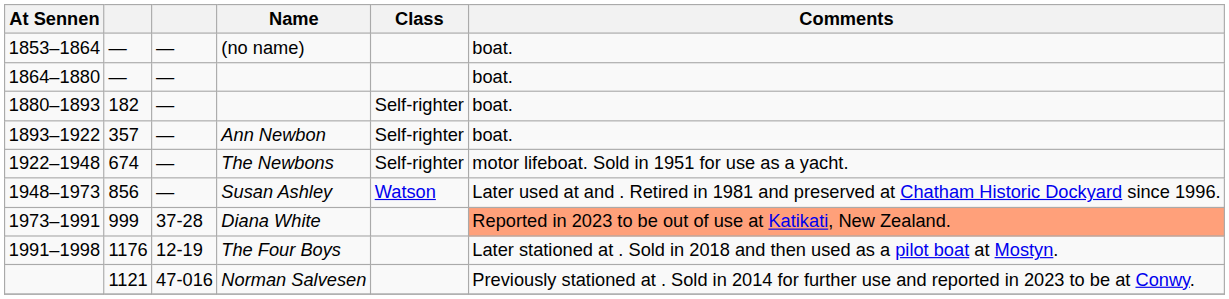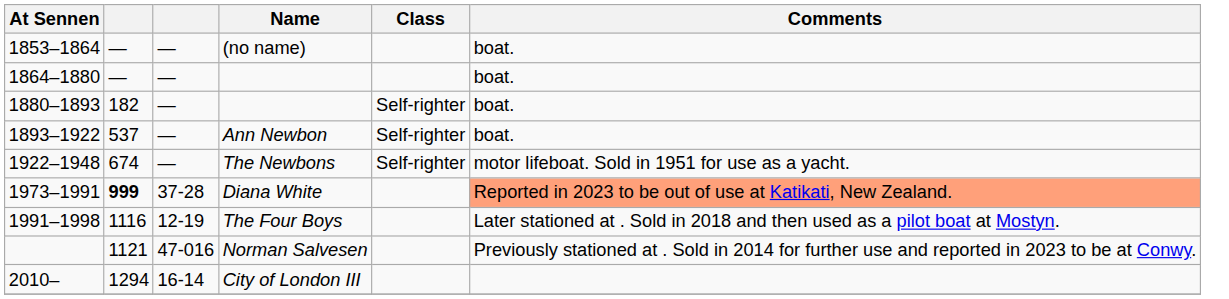(124, 134) 357 -> (124, 134) 537
- row: (54, 192)
(124, 221) normal -> (124, 192) bold
(128, 250) 1176 -> (127, 221) 1116
+ row: (34, 279)
